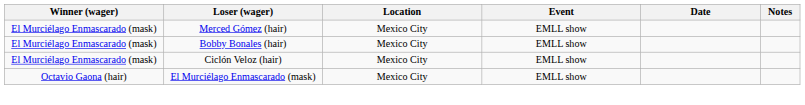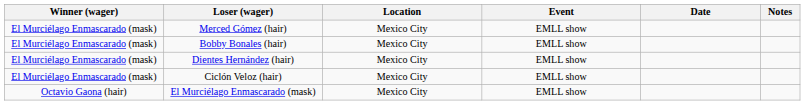+ row: (243, 60)
